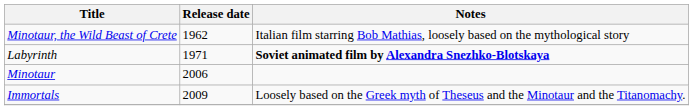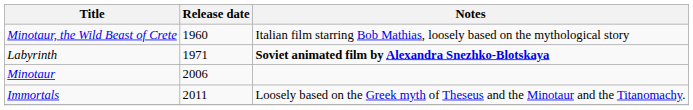(195, 34) 1962 -> (195, 34) 1960
(195, 94) 2009 -> (195, 94) 2011
